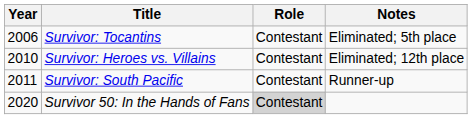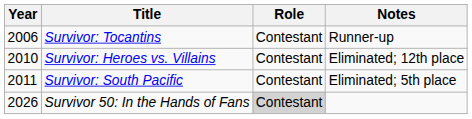(393, 37) Eliminated; 5th place -> (361, 37) Runner-up
(361, 80) Runner-up -> (393, 80) Eliminated; 5th place
(23, 102) 2020 -> (23, 102) 2026
